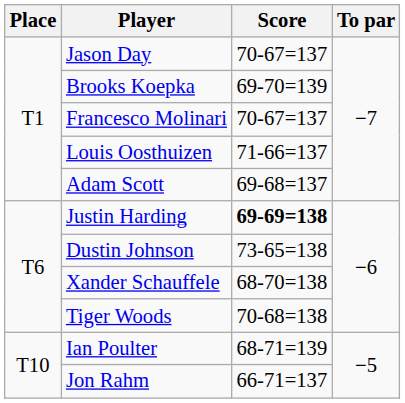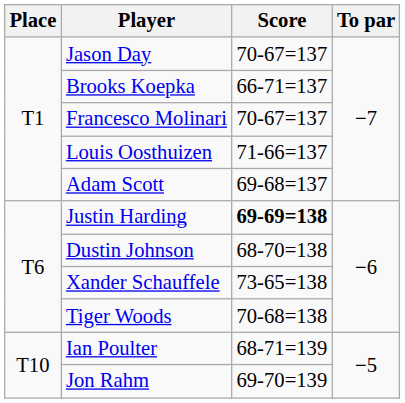(282, 86) 69-70=139 -> (282, 86) 66-71=137
(282, 250) 73-65=138 -> (282, 250) 68-70=138
(282, 282) 68-70=138 -> (282, 282) 73-65=138
(282, 380) 66-71=137 -> (282, 380) 69-70=139
